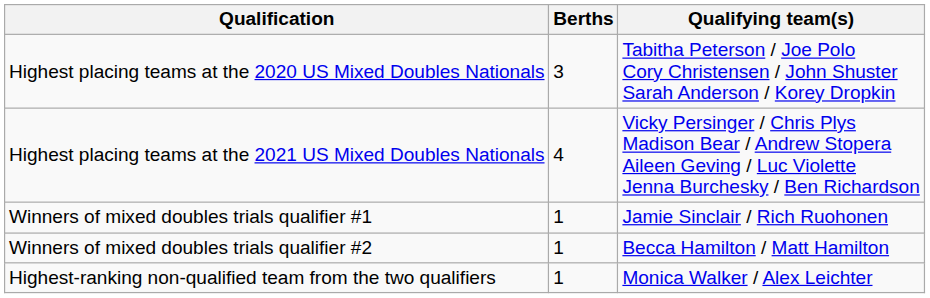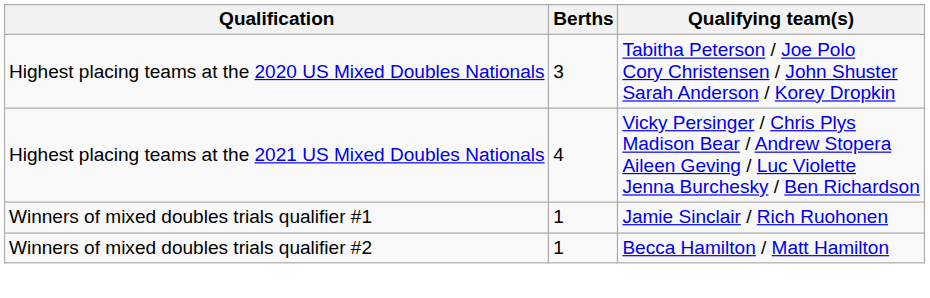- row: (252, 277)
